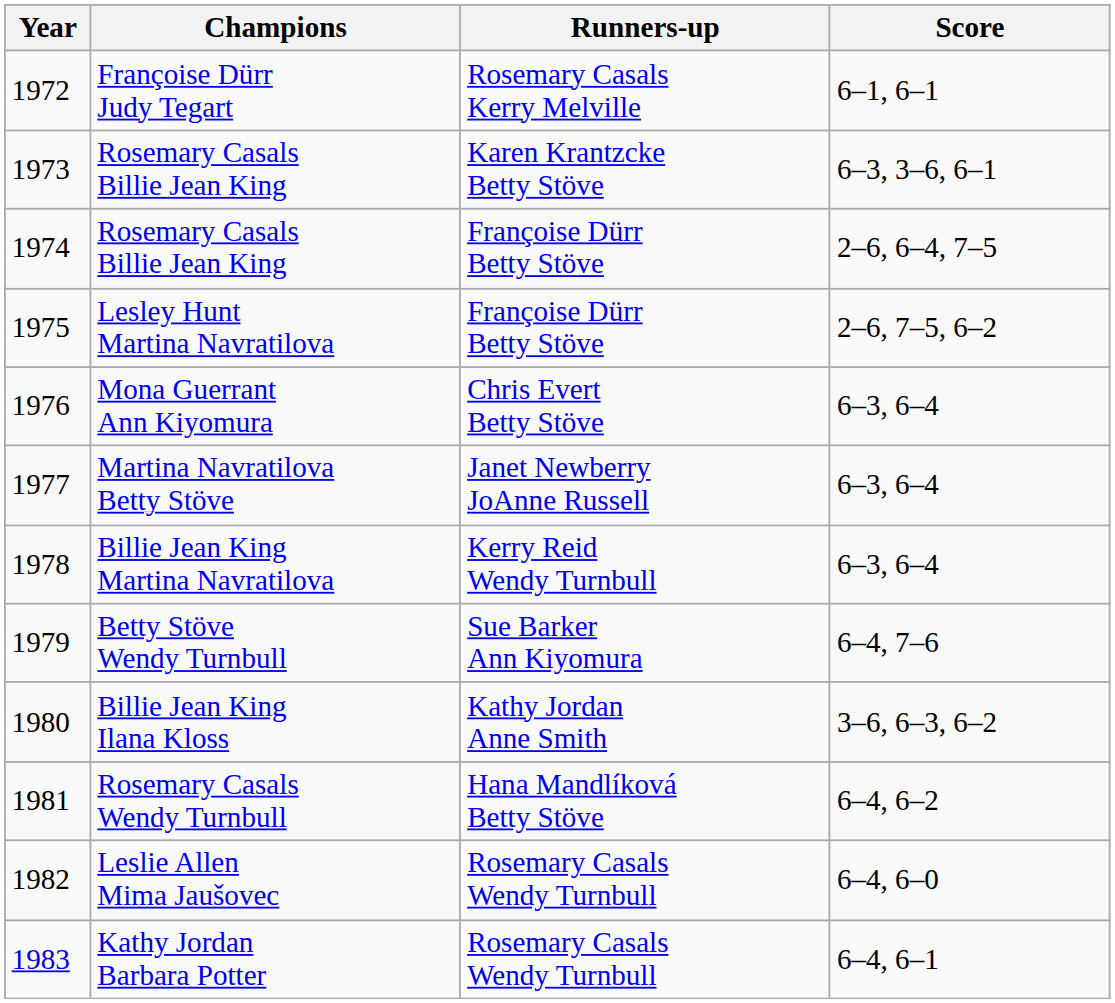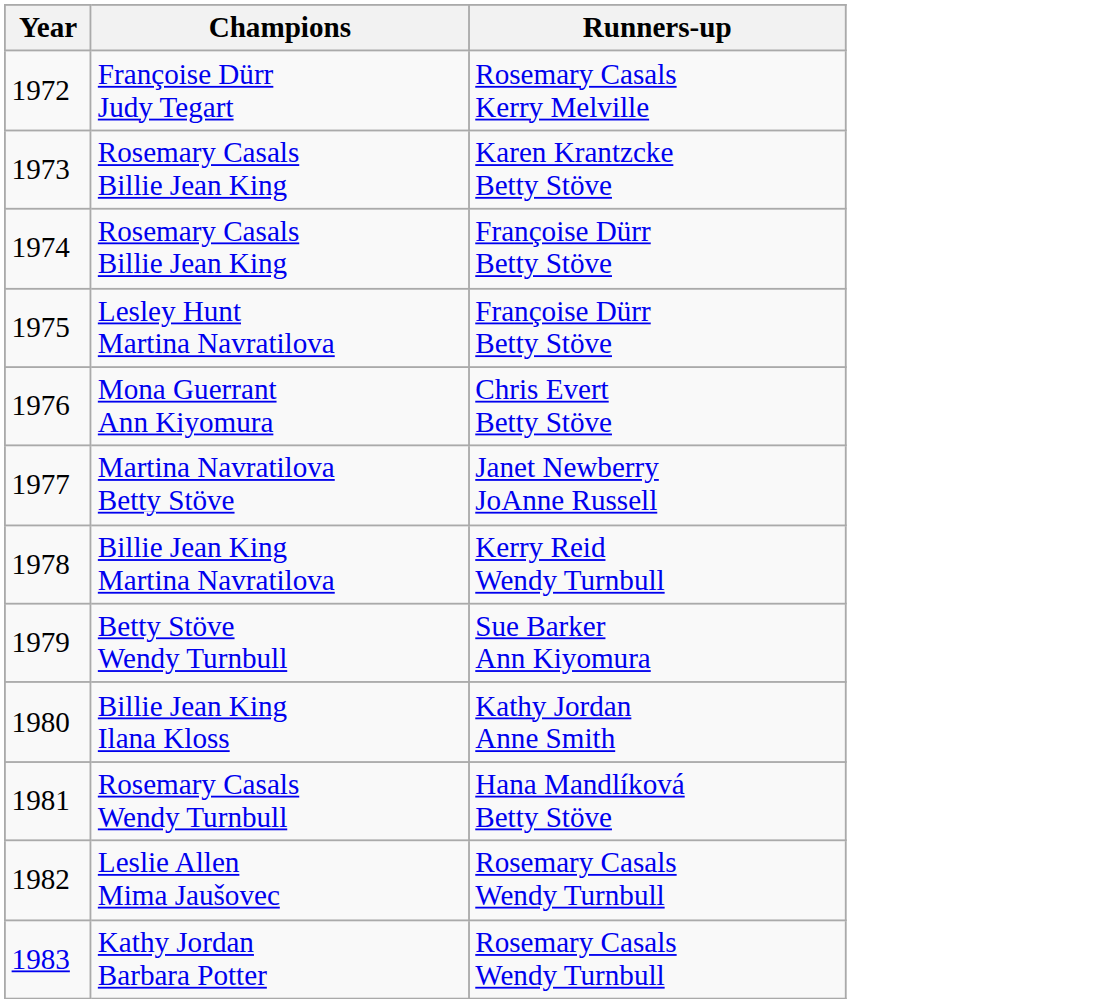- column: (970, 27)
